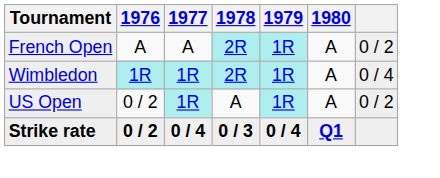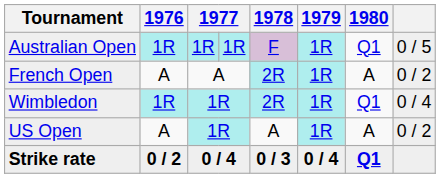+ row: (72, 46)
(331, 74) A -> (369, 103) Q1
(140, 103) 0 / 2 -> (164, 131) A
